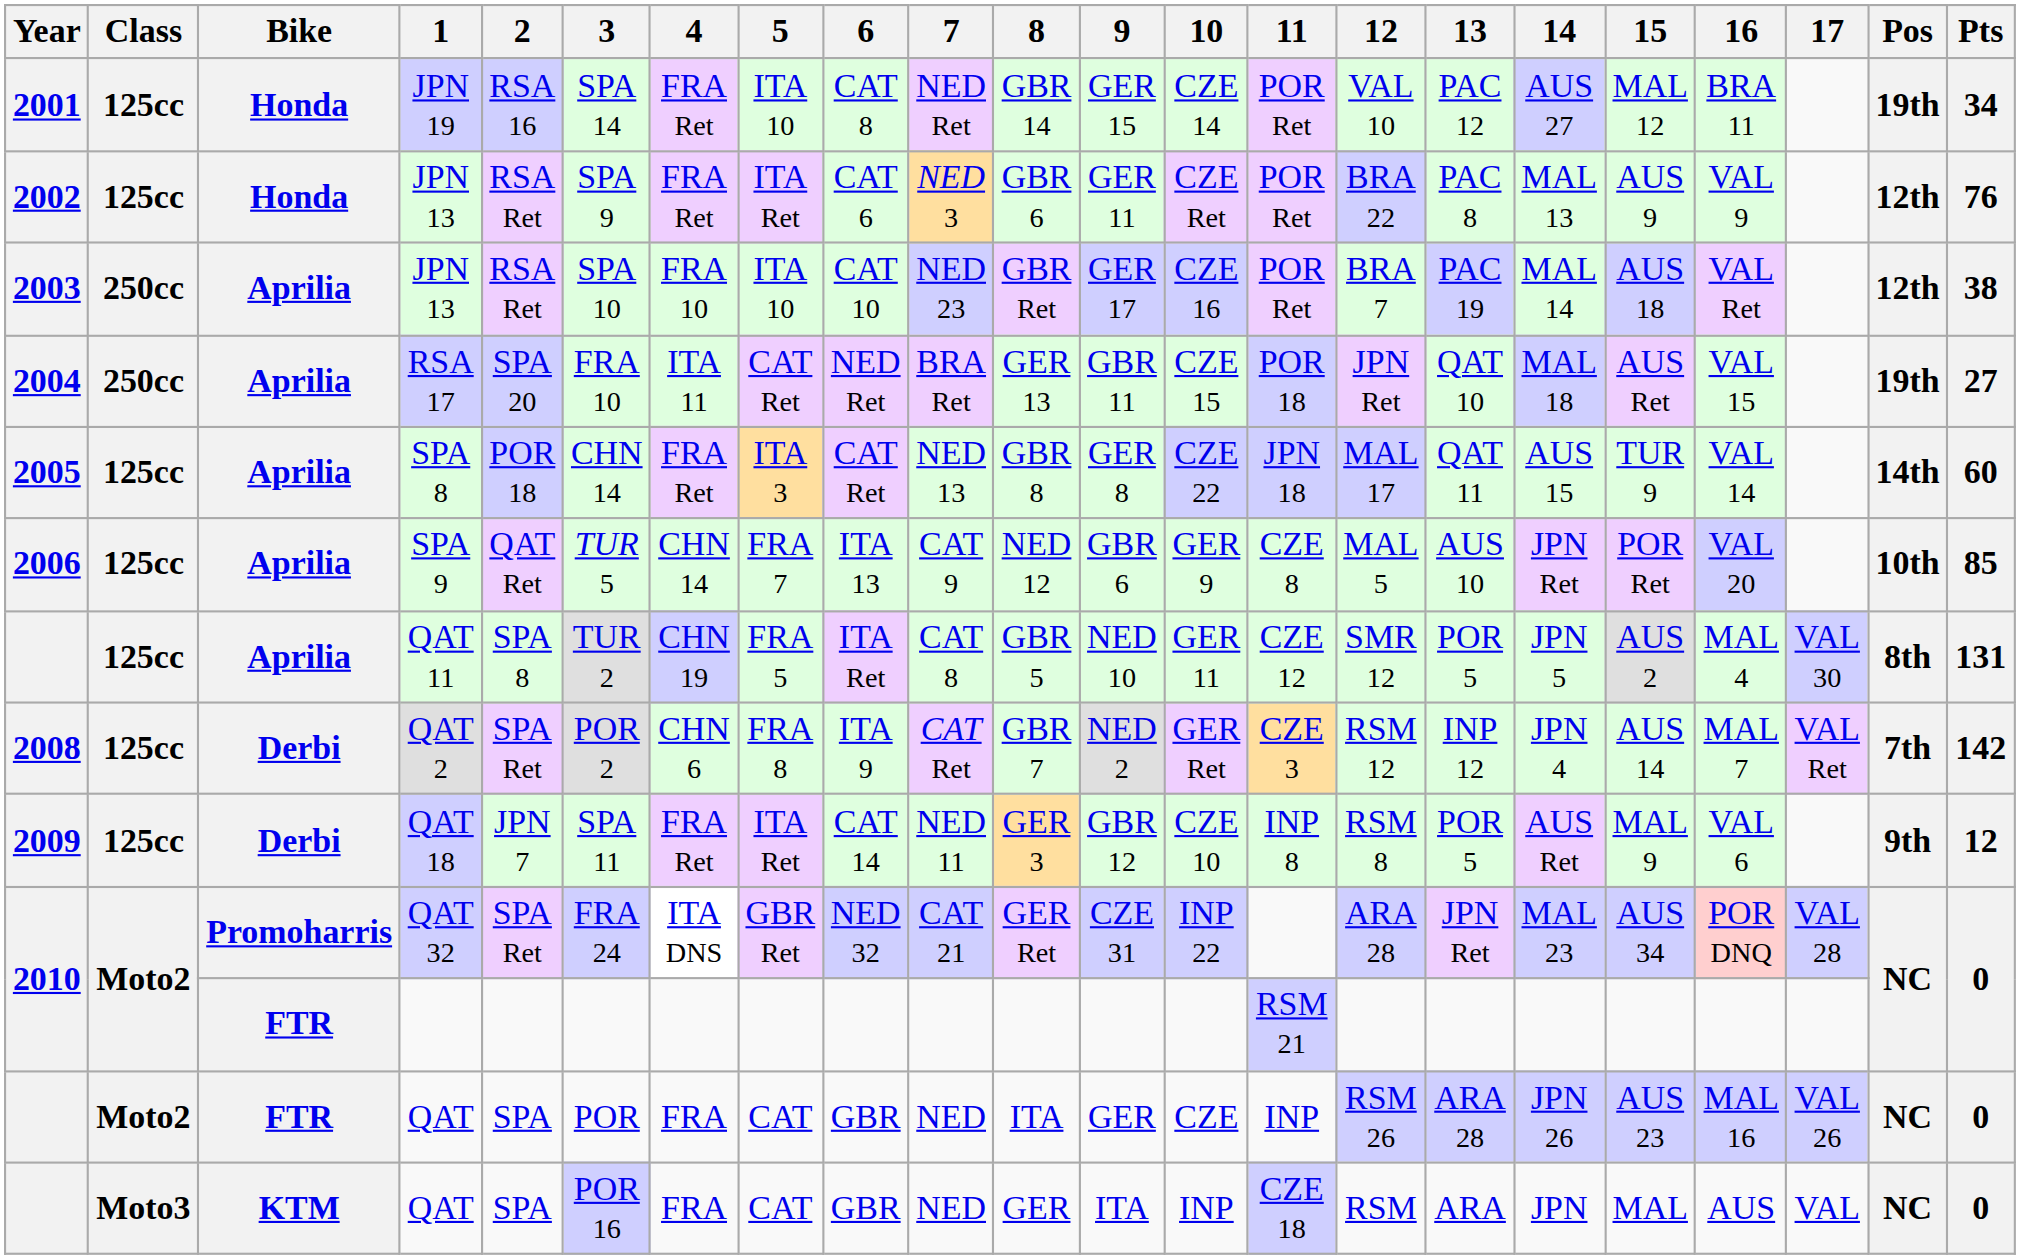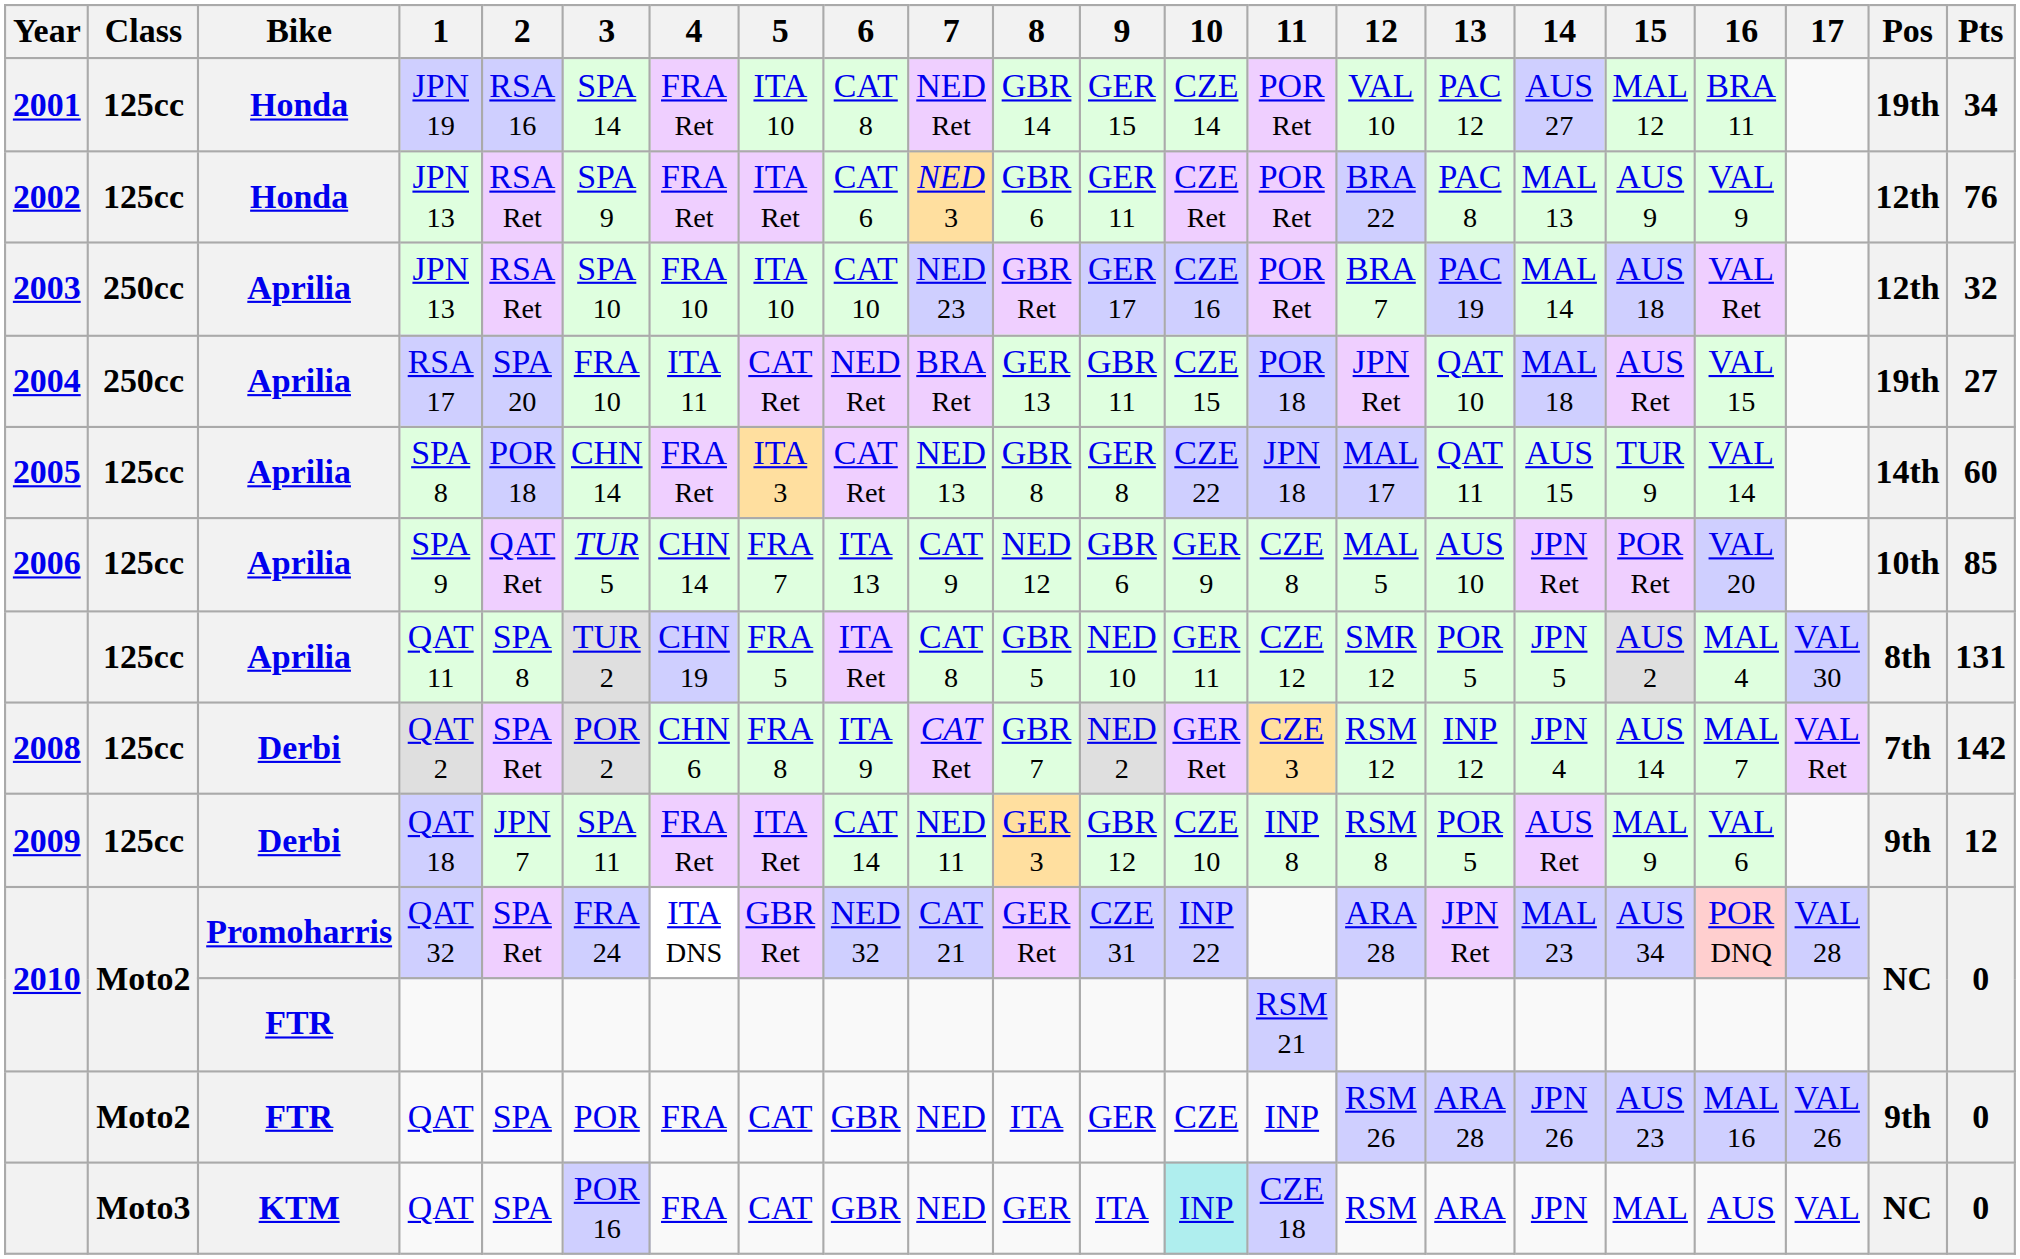(1981, 288) 38 -> (1981, 288) 32
(1908, 1115) NC -> (1908, 1115) 9th
(1206, 1207) no background -> (1206, 1207) paleturquoise background
